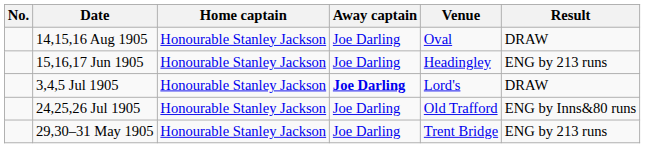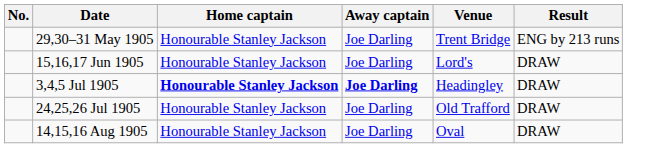rows swapped: (95, 131) <-> (92, 39)
(457, 62) Headingley -> (454, 62) Lord's
(556, 62) ENG by 213 runs -> (539, 62) DRAW
(243, 85) normal -> (249, 85) bold
(442, 85) Lord's -> (470, 85) Headingley
(571, 108) ENG by Inns&80 runs -> (539, 108) DRAW
